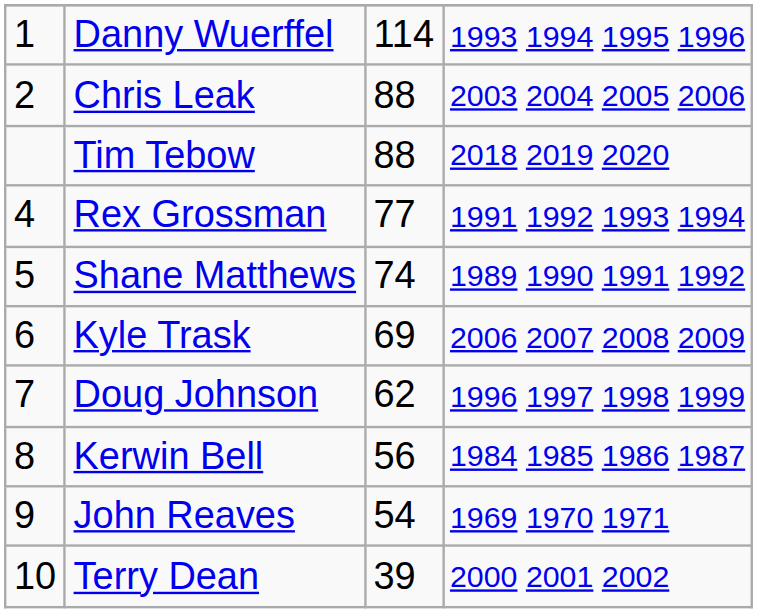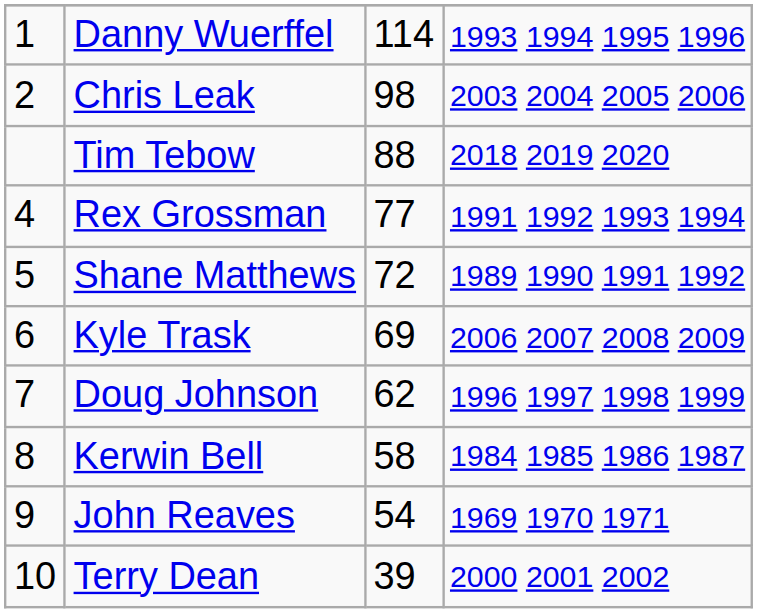(395, 94) 88 -> (395, 94) 98
(395, 275) 74 -> (395, 275) 72
(395, 455) 56 -> (395, 455) 58
